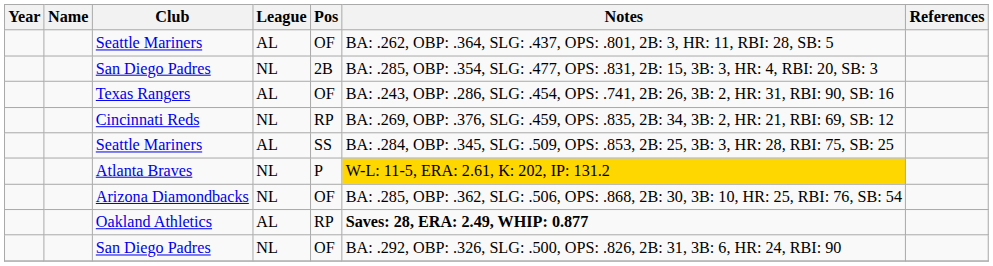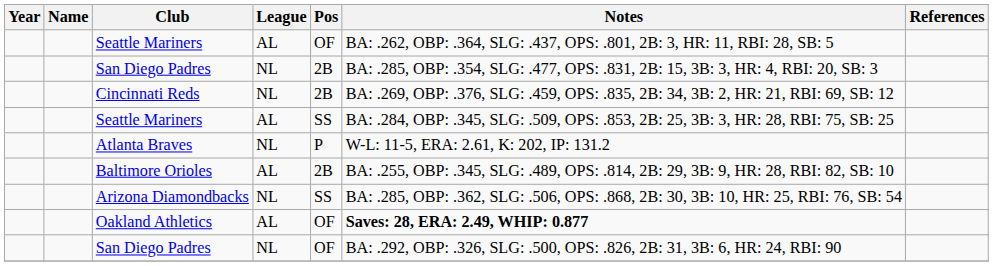- row: (143, 94)
(324, 119) RP -> (323, 94) 2B
(478, 171) gold background -> (478, 145) no background
+ row: (154, 171)
(324, 196) OF -> (323, 196) SS
(324, 222) RP -> (324, 222) OF
